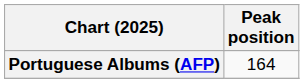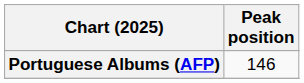(261, 64) 164 -> (261, 64) 146
